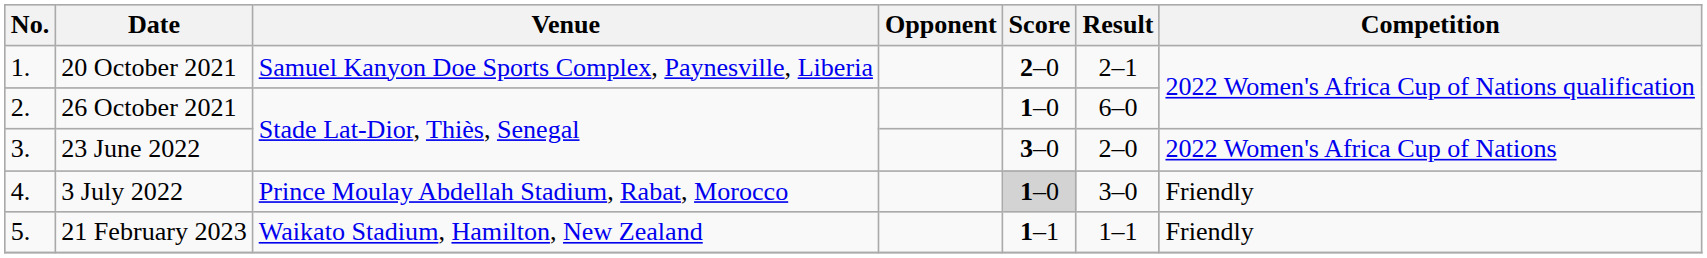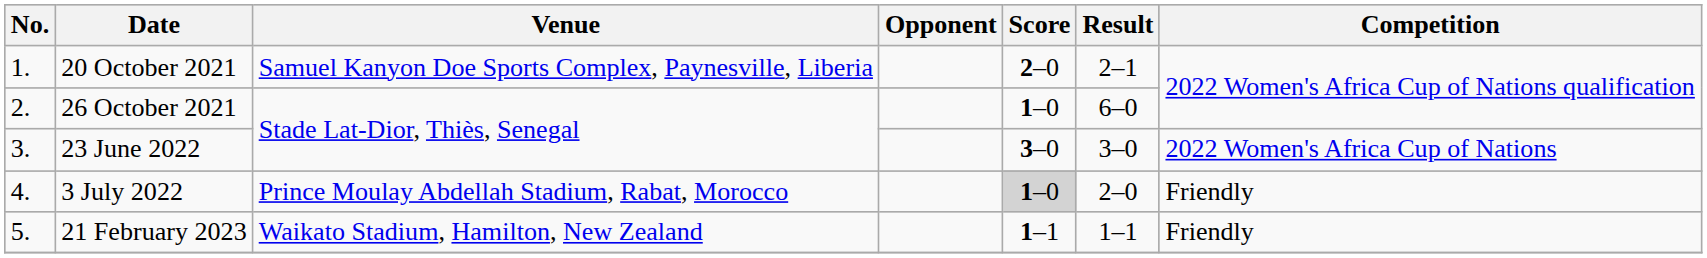(1118, 149) 2–0 -> (1118, 149) 3–0
(1118, 190) 3–0 -> (1118, 190) 2–0
